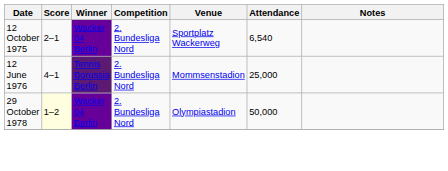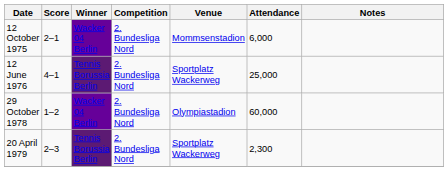(196, 38) Sportplatz Wackerweg -> (208, 38) Mommsenstadion
(261, 38) 6,540 -> (261, 38) 6,000
(208, 75) Mommsenstadion -> (196, 75) Sportplatz Wackerweg
(51, 111) lightyellow background -> (51, 111) no background
(263, 111) 50,000 -> (263, 111) 60,000
+ row: (22, 148)
